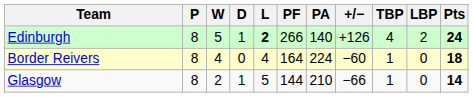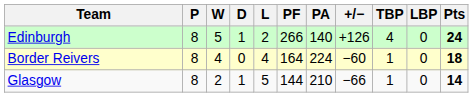(265, 37) bold -> (265, 37) normal
(424, 37) 2 -> (424, 37) 0
